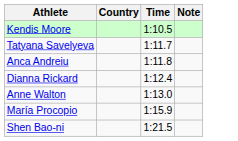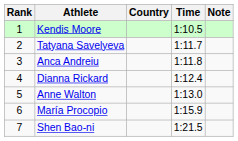+ column: (19, 12)
